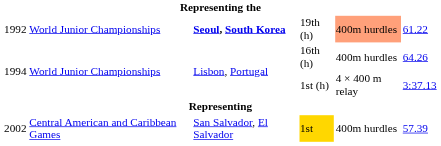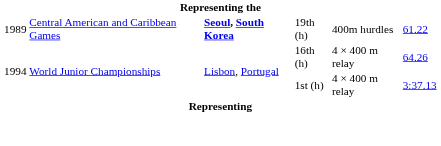(15, 29) 1992 -> (15, 29) 1989
(95, 29) World Junior Championships -> (103, 29) Central American and Caribbean Games
(366, 29) lightsalmon background -> (363, 29) no background
(366, 57) 400m hurdles -> (355, 57) 4 × 400 m relay
- row: (306, 128)
